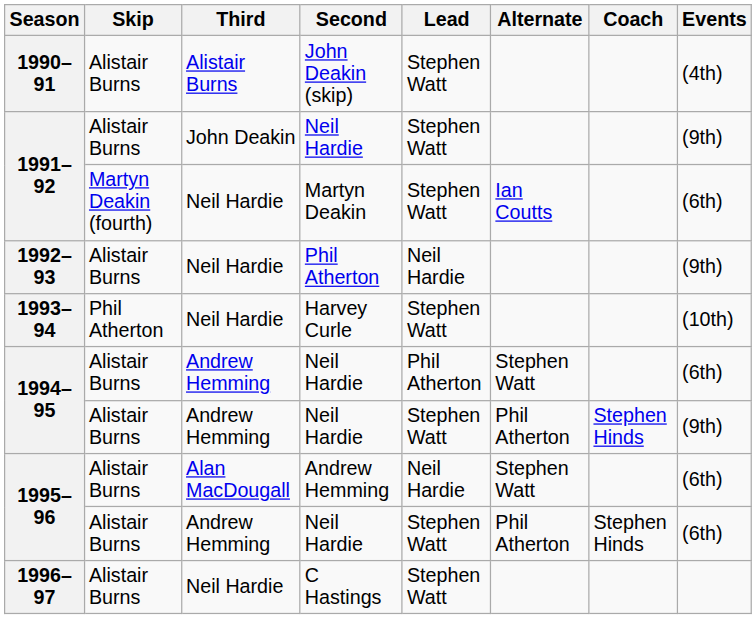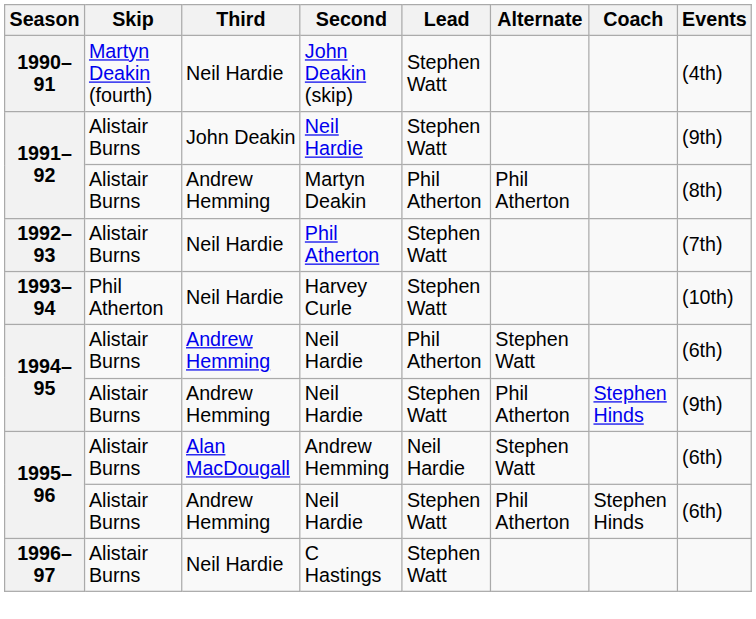(118, 73) Alistair Burns -> (121, 73) Martyn Deakin (fourth)
(216, 73) Alistair Burns -> (235, 73) Neil Hardie
(121, 202) Martyn Deakin (fourth) -> (118, 191) Alistair Burns
(235, 202) Neil Hardie -> (228, 191) Andrew Hemming
(444, 202) Stephen Watt -> (444, 191) Phil Atherton
(524, 202) Ian Coutts -> (533, 191) Phil Atherton
(702, 202) (6th) -> (702, 191) (8th)
(436, 266) Neil Hardie -> (444, 244) Stephen Watt
(702, 266) (9th) -> (702, 244) (7th)
